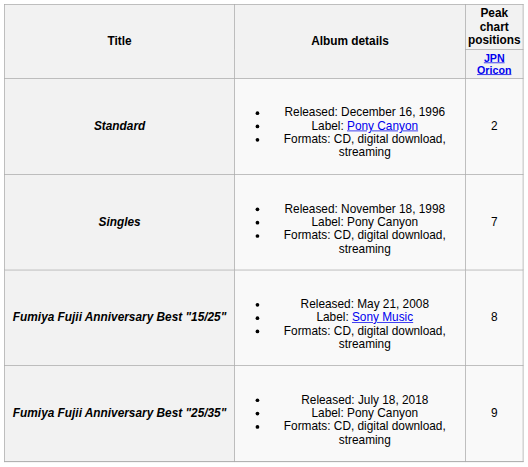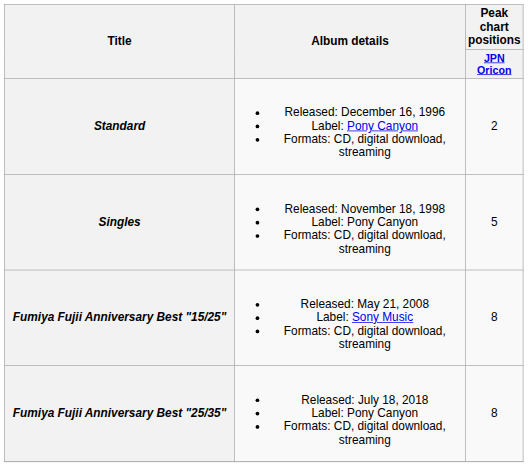(494, 222) 7 -> (494, 222) 5
(494, 413) 9 -> (494, 413) 8
